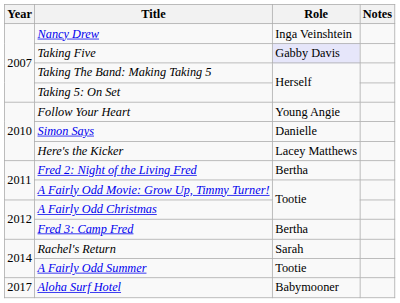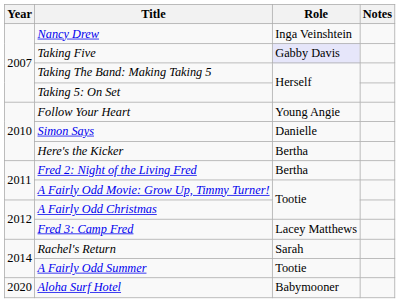(316, 151) Lacey Matthews -> (292, 151) Bertha
(292, 229) Bertha -> (316, 229) Lacey Matthews
(20, 287) 2017 -> (20, 287) 2020
